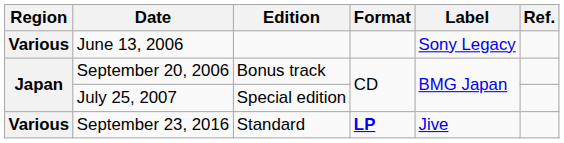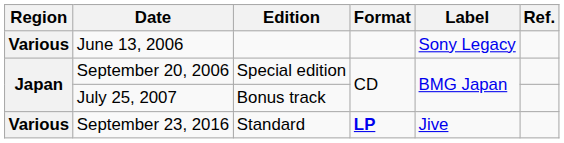(281, 71) Bonus track -> (291, 71) Special edition
(291, 97) Special edition -> (281, 97) Bonus track
